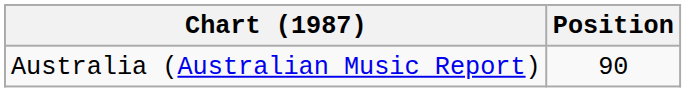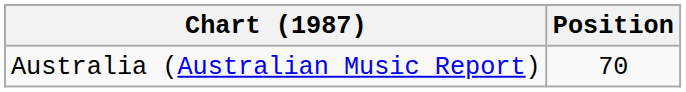(613, 67) 90 -> (613, 67) 70
